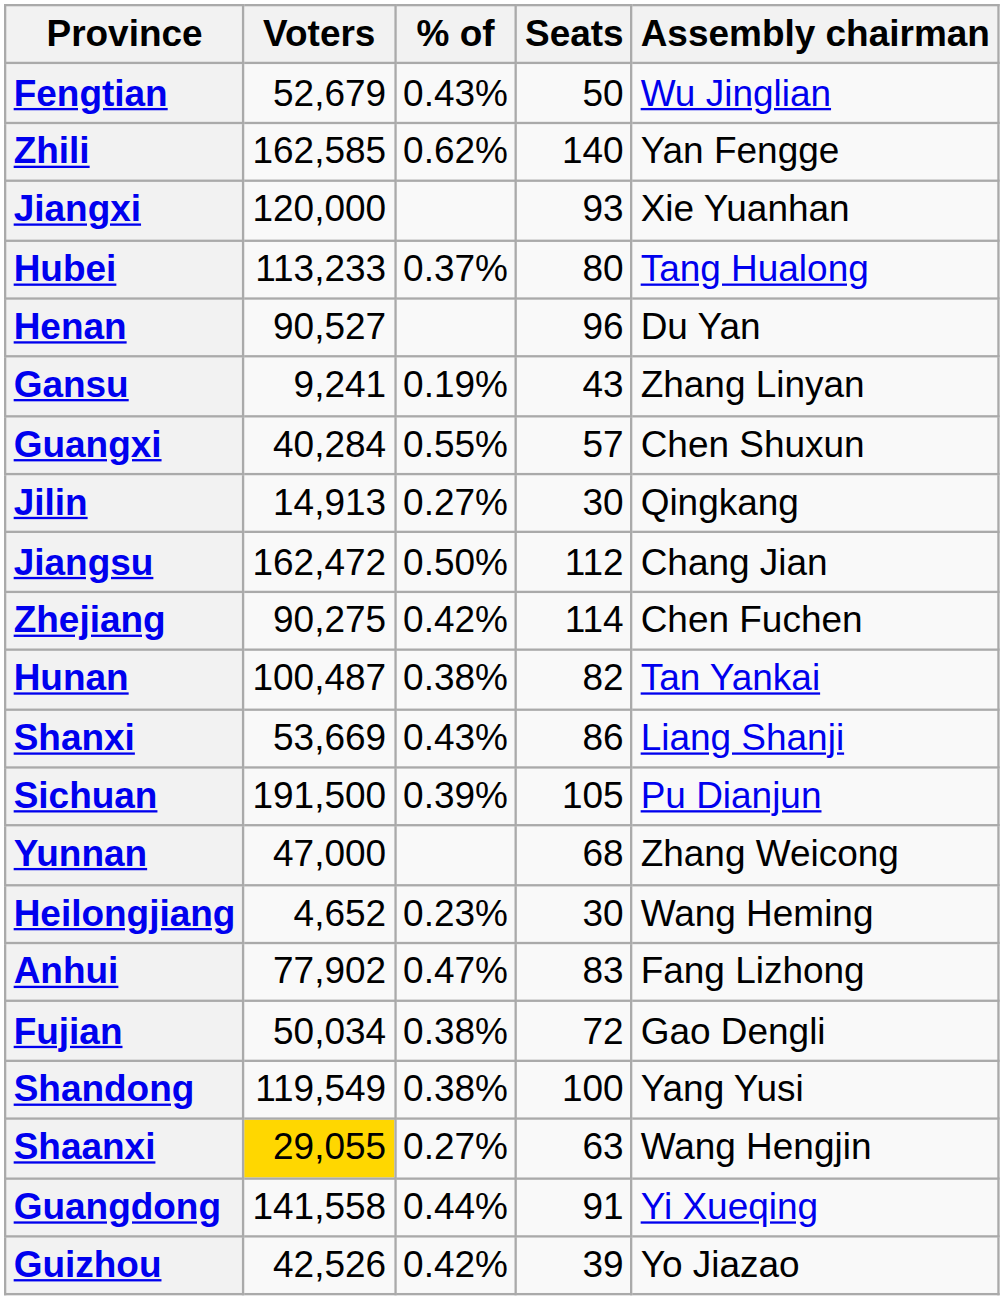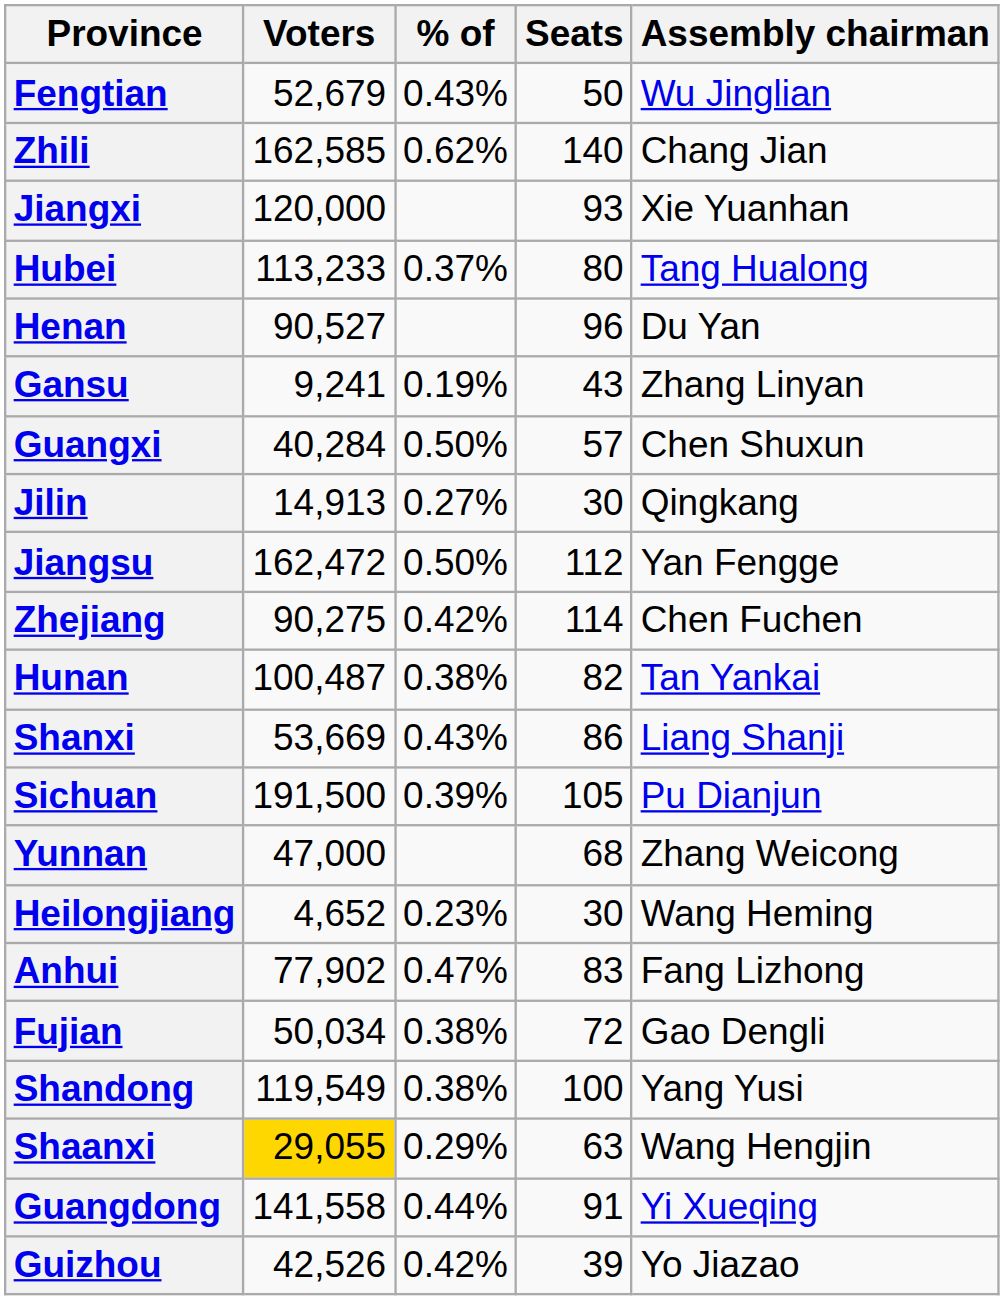(740, 151) Yan Fengge -> (734, 151) Chang Jian
(456, 444) 0.55% -> (456, 444) 0.50%
(734, 561) Chang Jian -> (740, 561) Yan Fengge
(456, 1147) 0.27% -> (456, 1147) 0.29%
